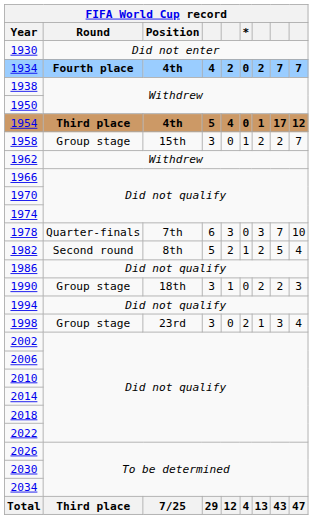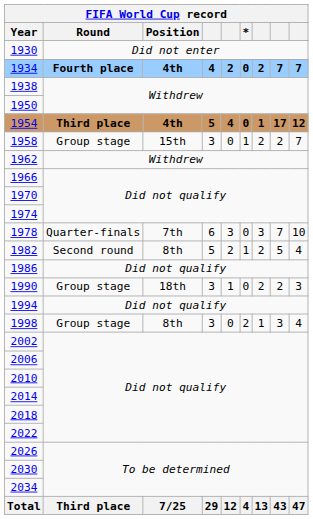(173, 323) 23rd -> (173, 323) 8th
